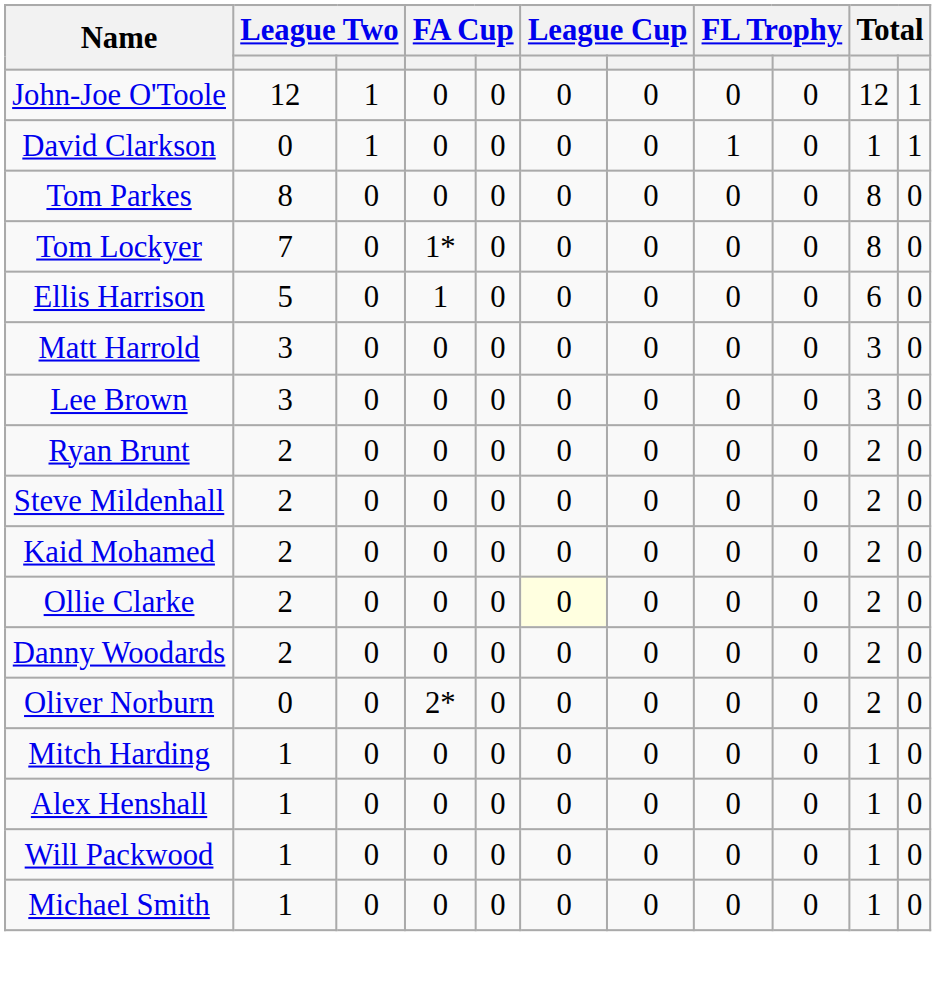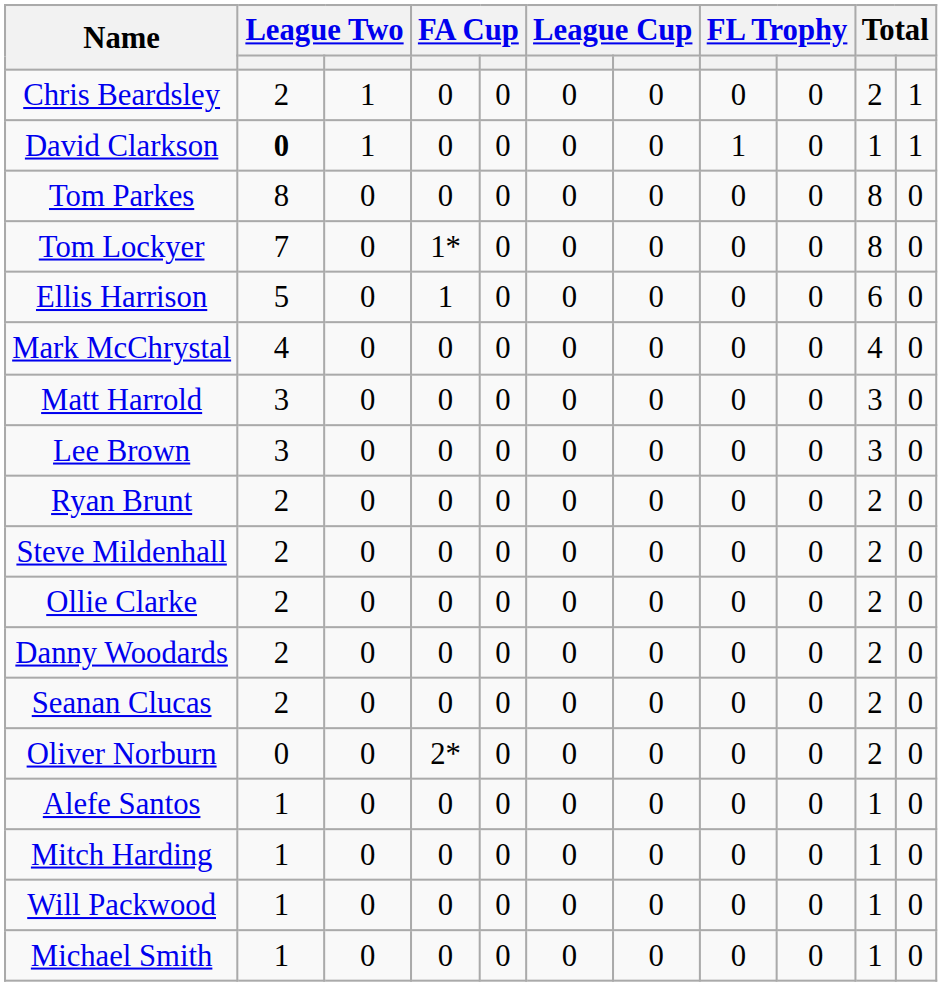- row: (119, 94)
+ row: (122, 94)
(285, 145) normal -> (281, 145) bold
+ row: (122, 348)
- row: (119, 550)
(564, 601) lightyellow background -> (569, 601) no background
+ row: (122, 702)
+ row: (122, 803)
- row: (119, 803)
